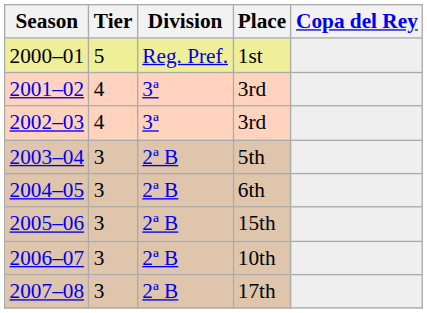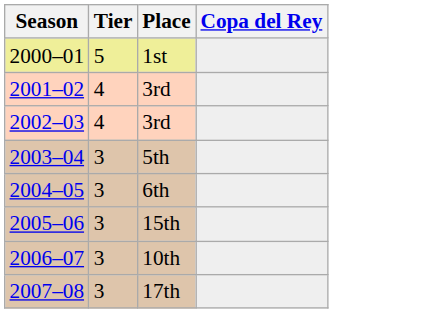- column: (185, 21)
